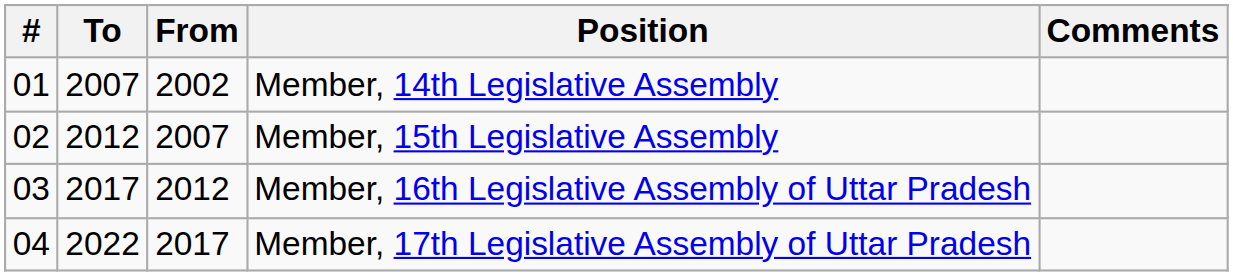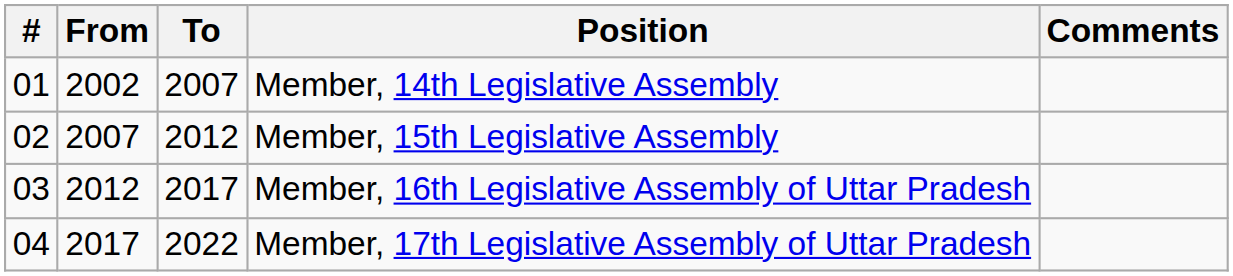columns swapped: (197, 31) <-> (103, 31)
